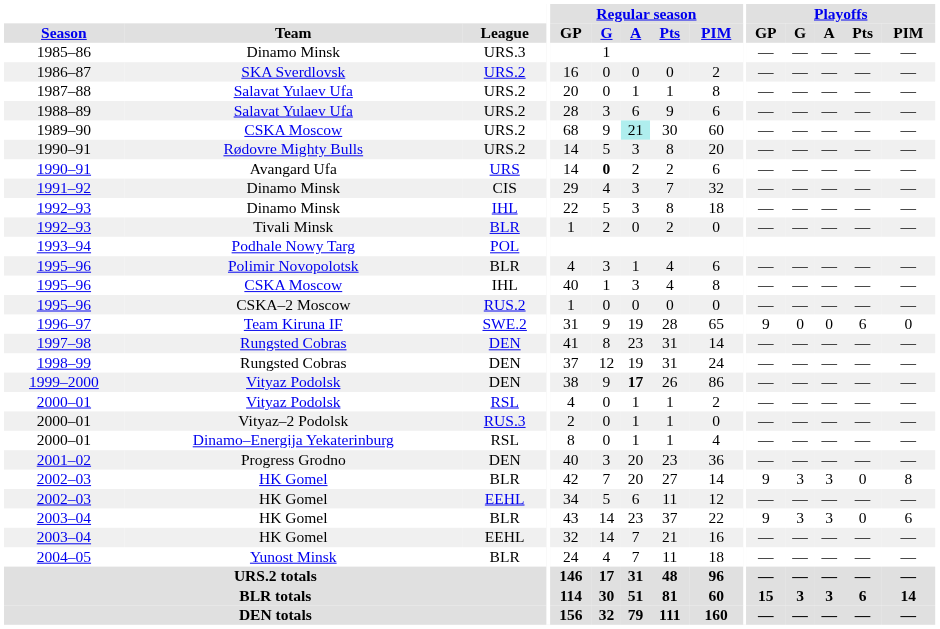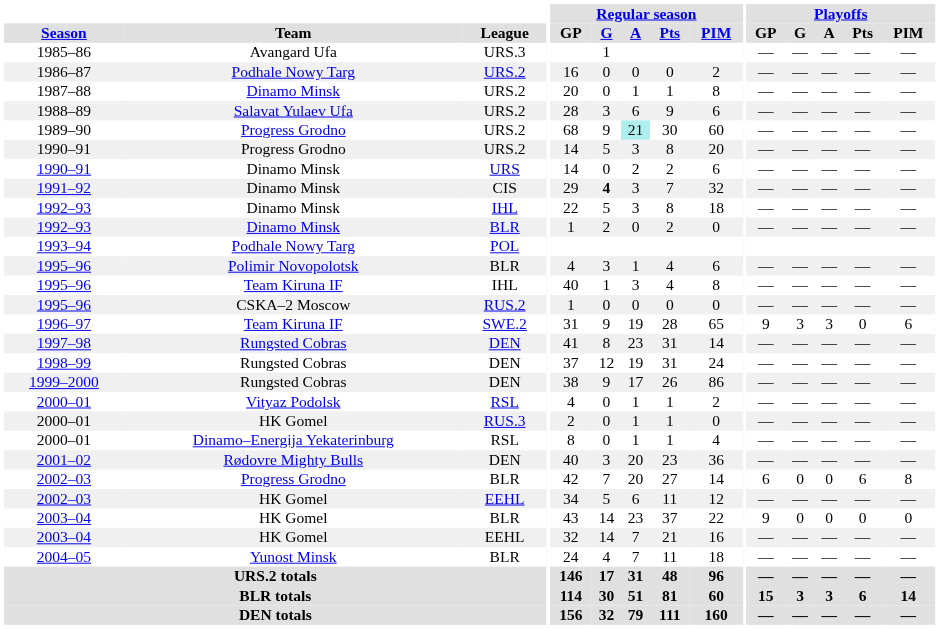(293, 52) Dinamo Minsk -> (293, 52) Avangard Ufa
(293, 71) SKA Sverdlovsk -> (293, 71) Podhale Nowy Targ
(293, 91) Salavat Yulaev Ufa -> (293, 91) Dinamo Minsk
(293, 130) CSKA Moscow -> (293, 130) Progress Grodno
(293, 149) Rødovre Mighty Bulls -> (293, 149) Progress Grodno
(293, 168) Avangard Ufa -> (293, 168) Dinamo Minsk
(606, 168) bold -> (606, 168) normal
(606, 188) normal -> (606, 188) bold
(293, 227) Tivali Minsk -> (293, 227) Dinamo Minsk
(293, 285) CSKA Moscow -> (293, 285) Team Kiruna IF
(800, 324) 0 -> (800, 324) 3
(829, 324) 0 -> (829, 324) 3
(863, 324) 6 -> (863, 324) 0
(908, 324) 0 -> (908, 324) 6
(293, 382) Vityaz Podolsk -> (293, 382) Rungsted Cobras
(636, 382) bold -> (636, 382) normal
(293, 421) Vityaz–2 Podolsk -> (293, 421) HK Gomel
(293, 459) Progress Grodno -> (293, 459) Rødovre Mighty Bulls
(293, 479) HK Gomel -> (293, 479) Progress Grodno
(766, 479) 9 -> (766, 479) 6
(800, 479) 3 -> (800, 479) 0
(829, 479) 3 -> (829, 479) 0
(863, 479) 0 -> (863, 479) 6
(800, 518) 3 -> (800, 518) 0
(829, 518) 3 -> (829, 518) 0
(908, 518) 6 -> (908, 518) 0
